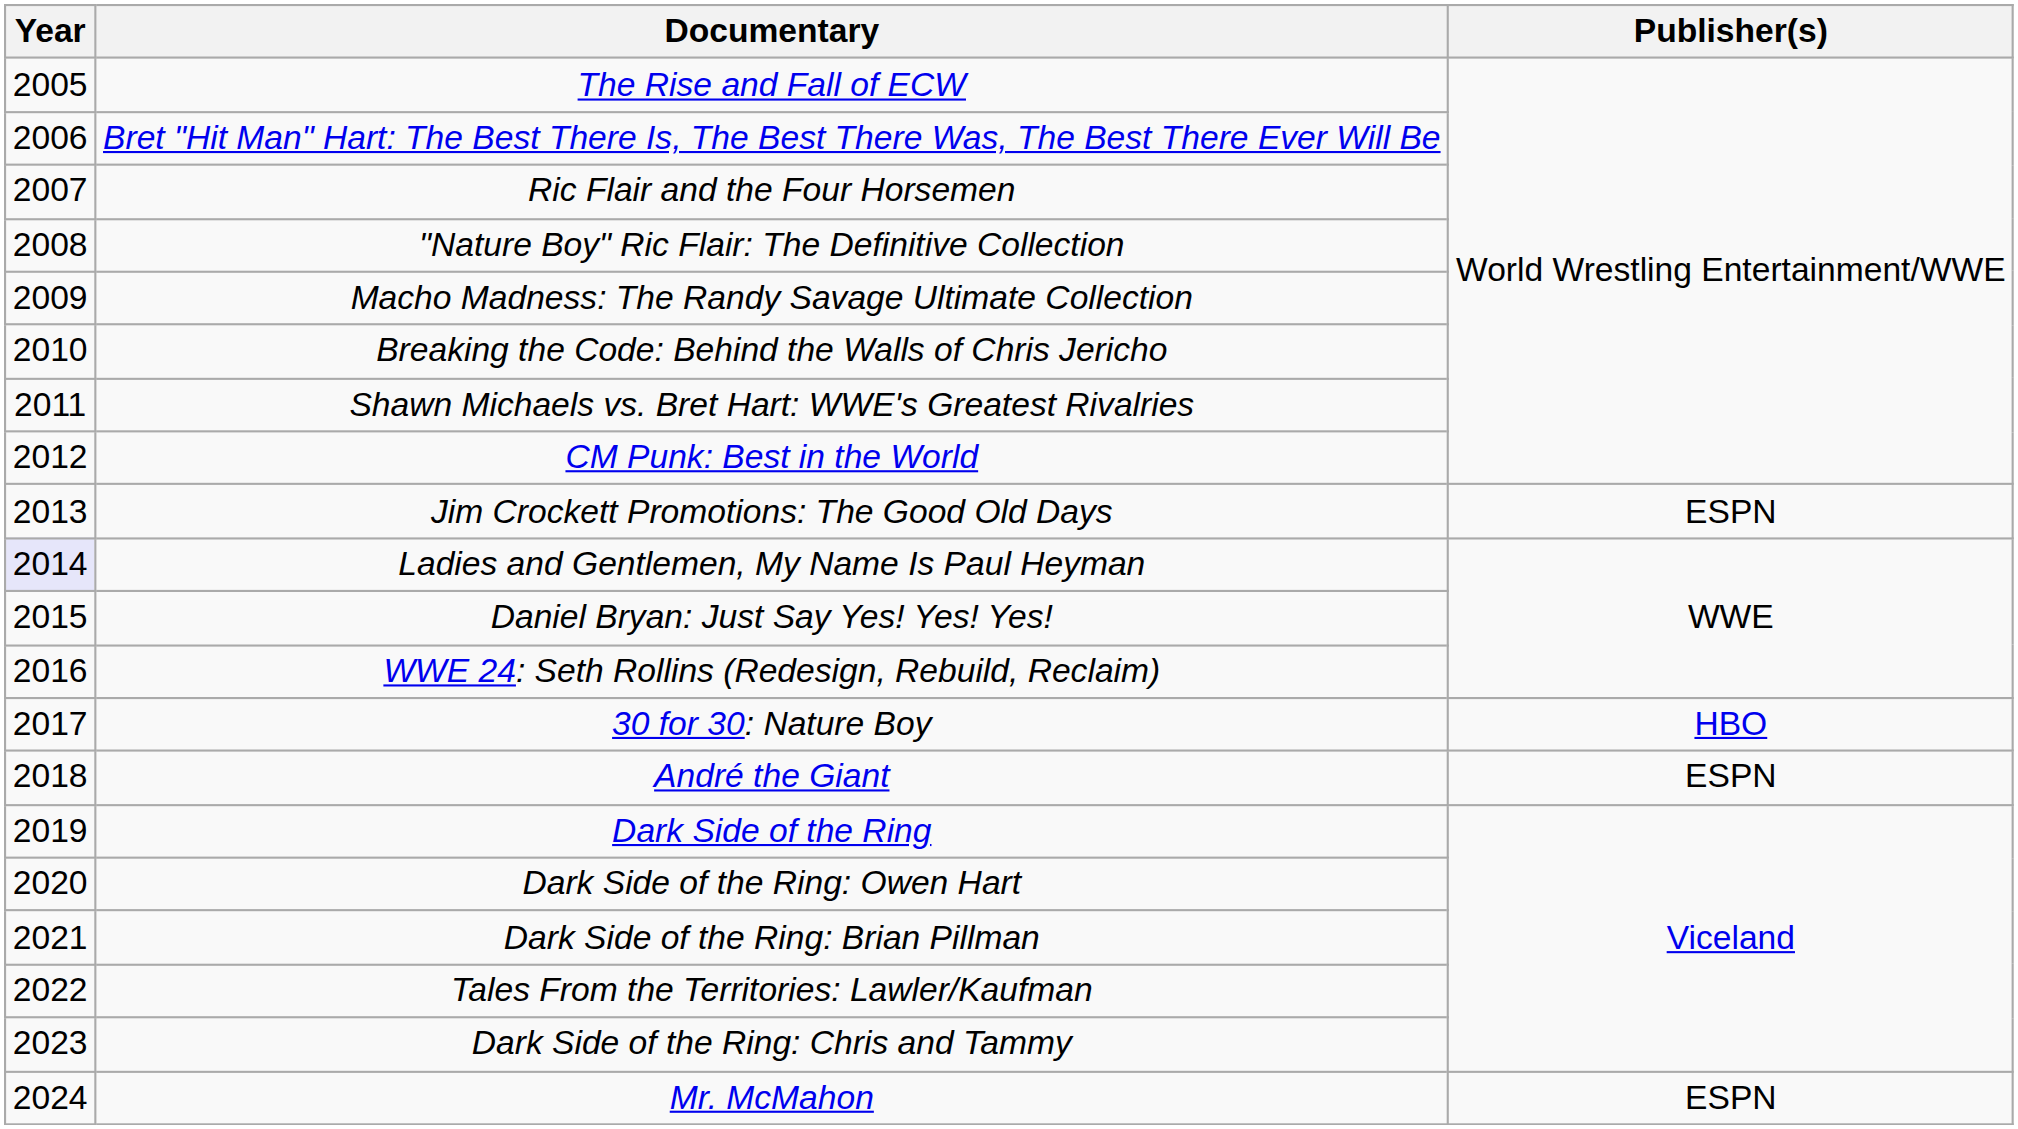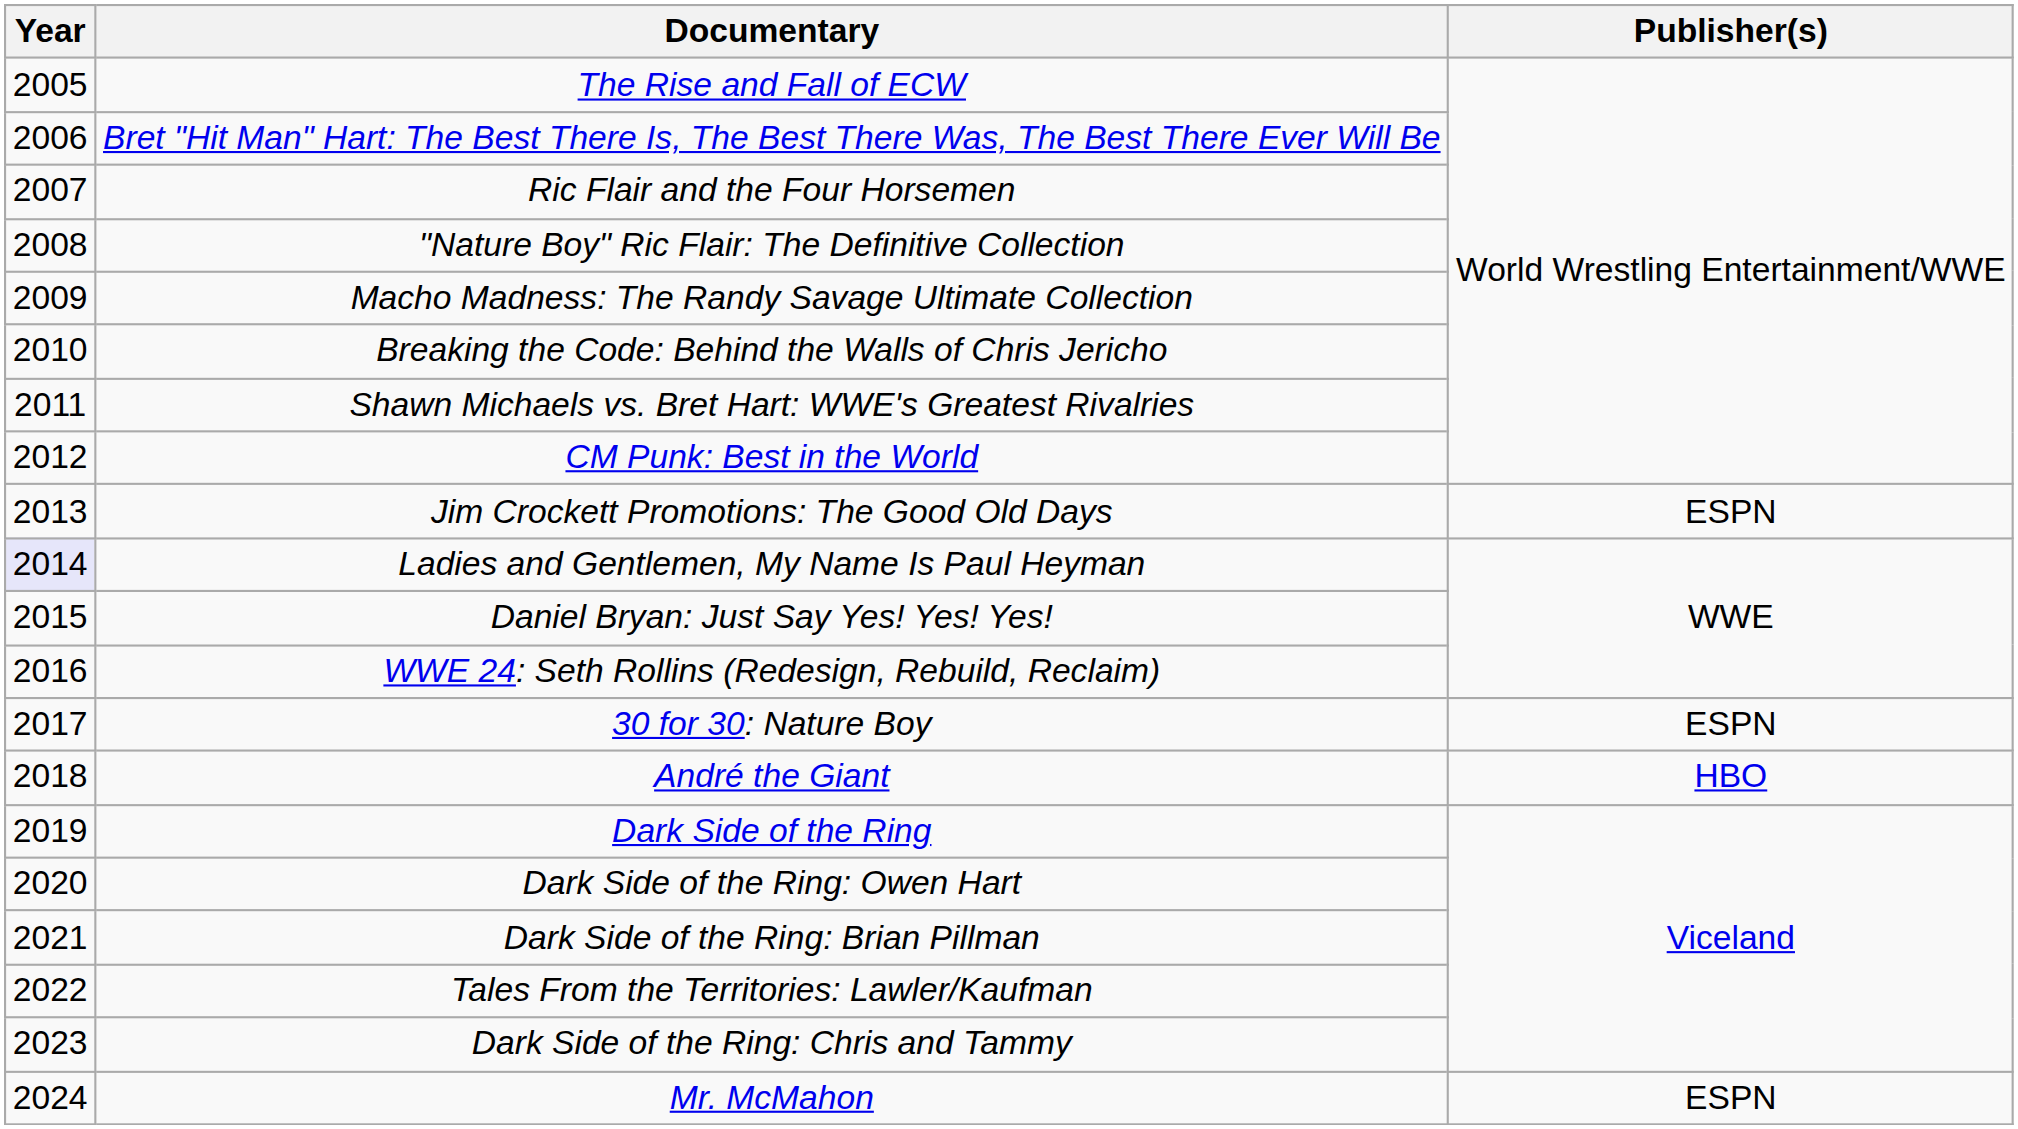(1731, 723) HBO -> (1731, 723) ESPN
(1731, 777) ESPN -> (1731, 777) HBO
